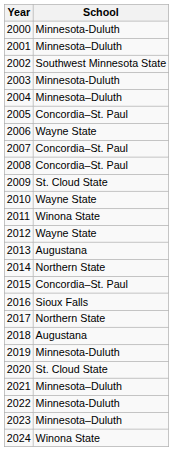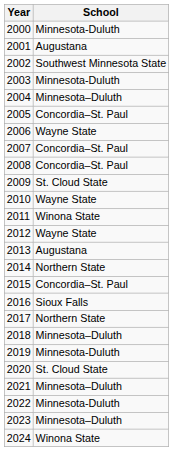(79, 47) Minnesota–Duluth -> (61, 47) Augustana
(61, 336) Augustana -> (79, 336) Minnesota–Duluth
